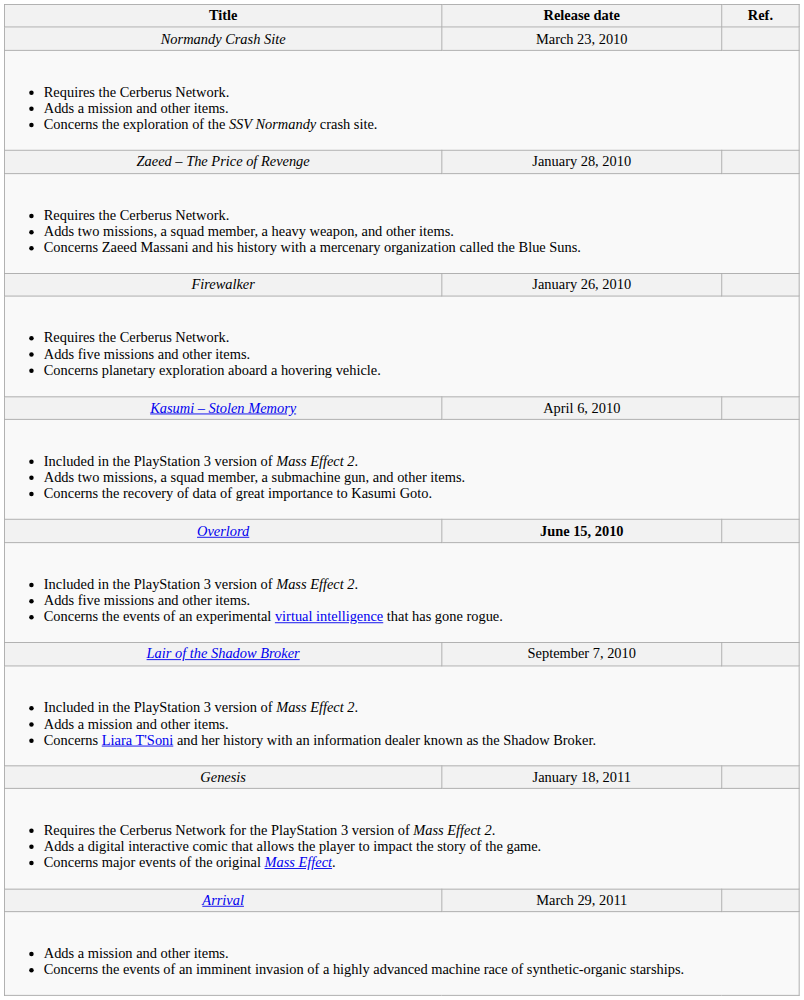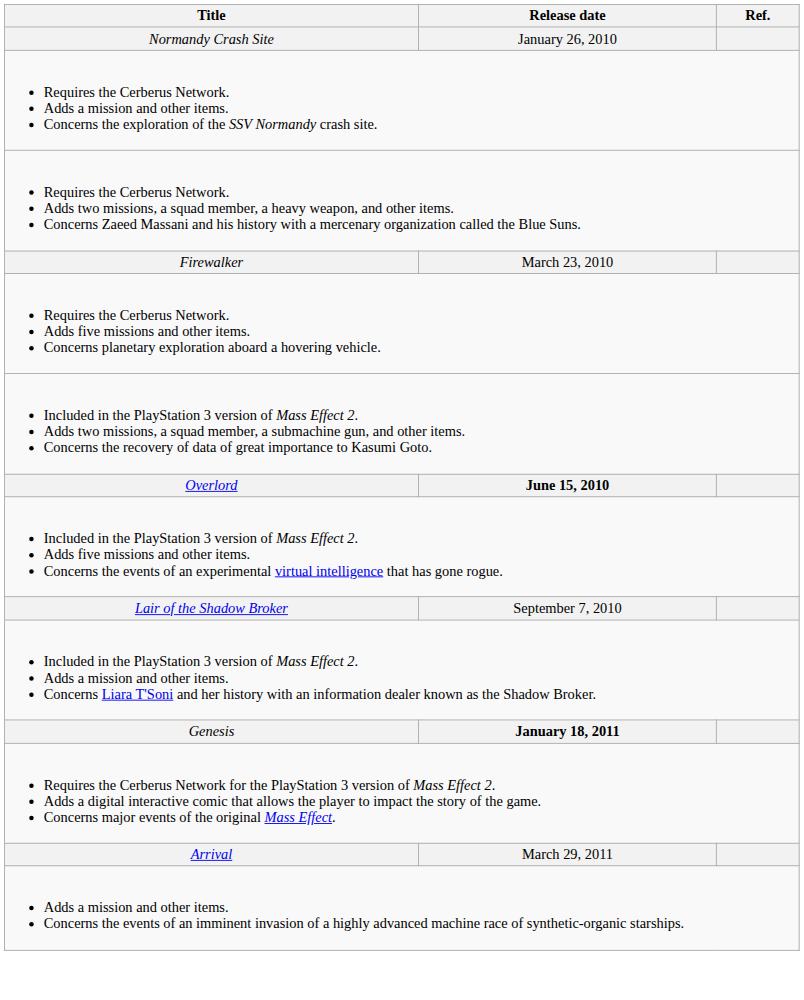(582, 38) March 23, 2010 -> (567, 38) January 26, 2010
- row: (223, 161)
(582, 284) January 26, 2010 -> (567, 262) March 23, 2010
- row: (223, 407)
(582, 777) normal -> (567, 731) bold
